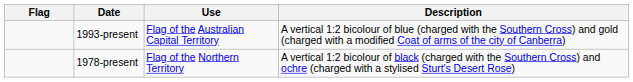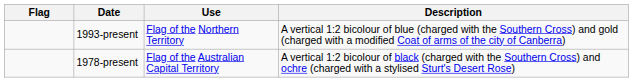(195, 35) Flag of the Australian Capital Territory -> (193, 35) Flag of the Northern Territory
(193, 63) Flag of the Northern Territory -> (195, 63) Flag of the Australian Capital Territory
